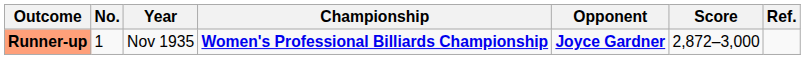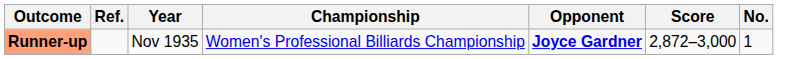columns swapped: (107, 16) <-> (782, 16)
(375, 41) bold -> (365, 41) normal
